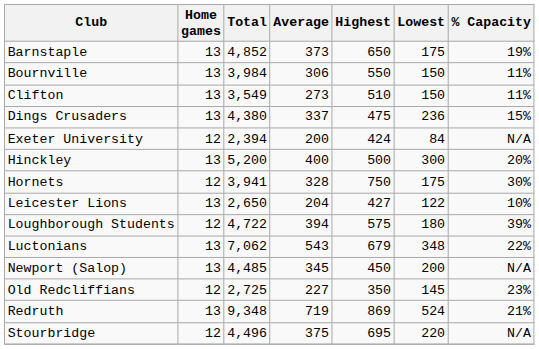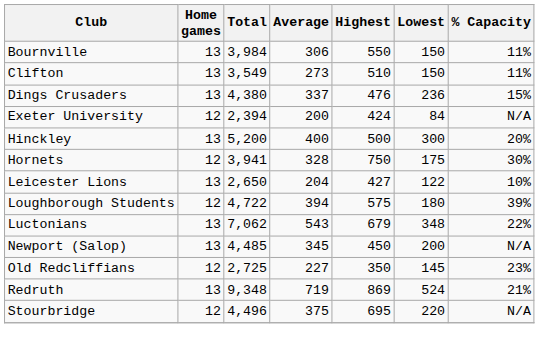- row: (47, 52)
(379, 117) 475 -> (379, 95) 476
